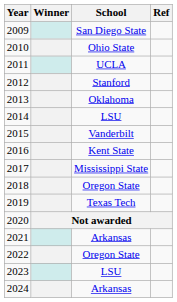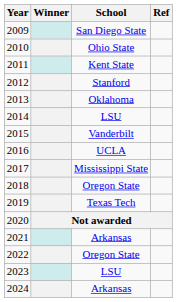(111, 64) UCLA -> (111, 64) Kent State
(111, 151) Kent State -> (111, 151) UCLA
